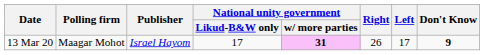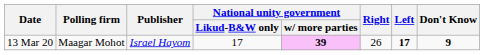(321, 42) 31 -> (321, 42) 39
(404, 42) normal -> (404, 42) bold
